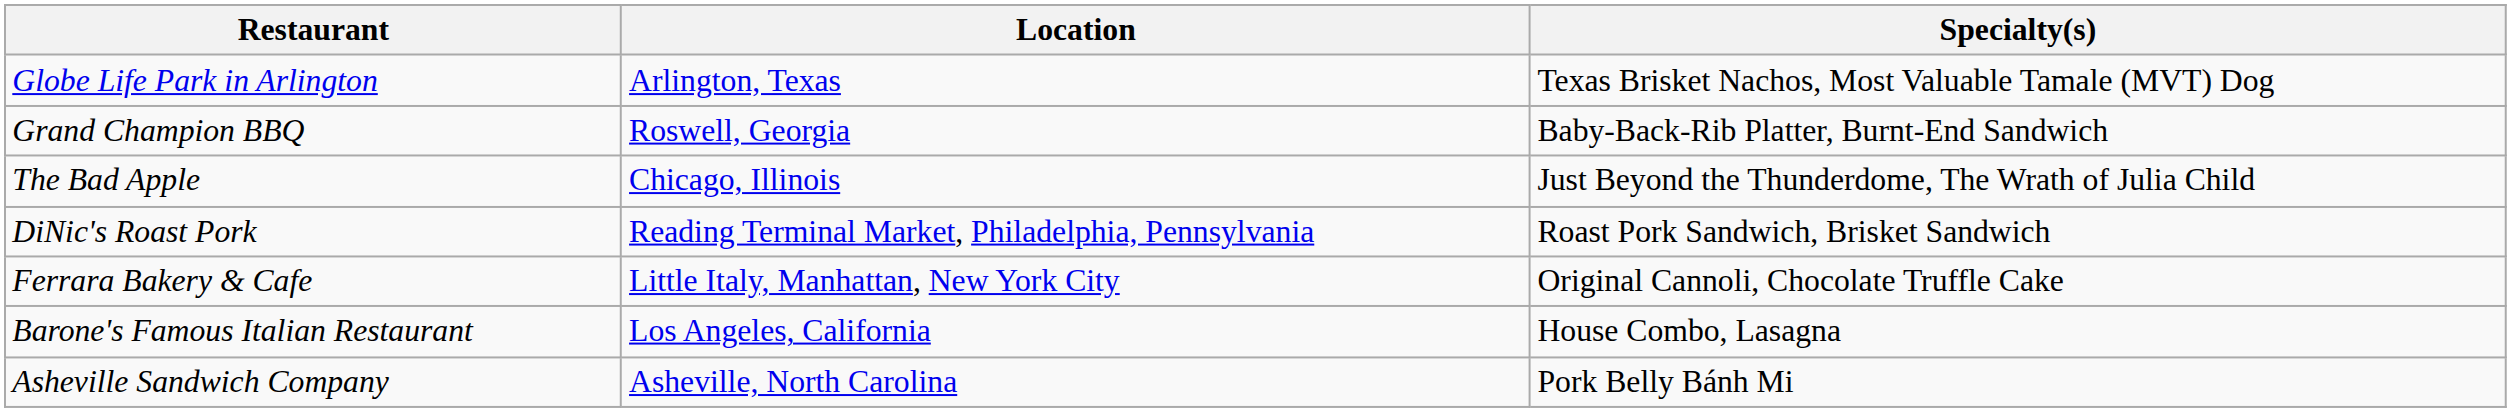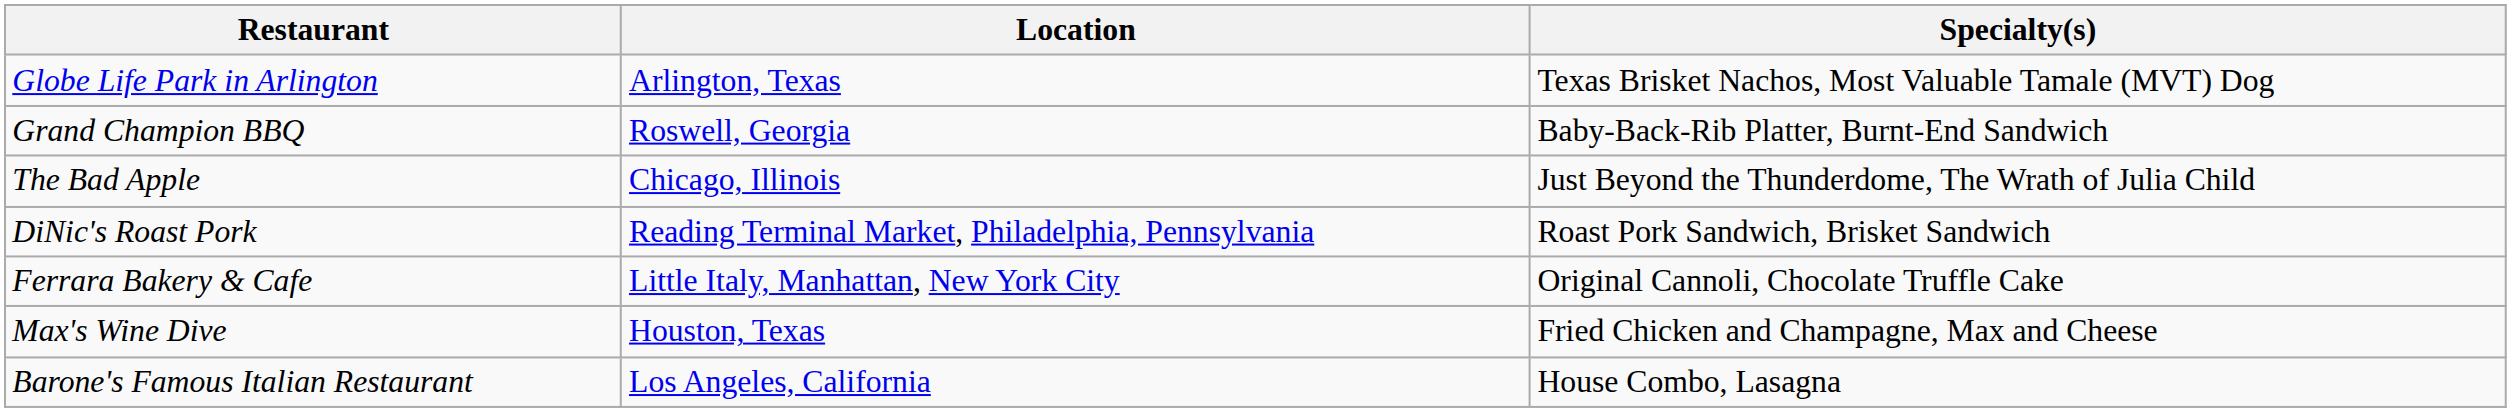+ row: (119, 331)
- row: (201, 381)
